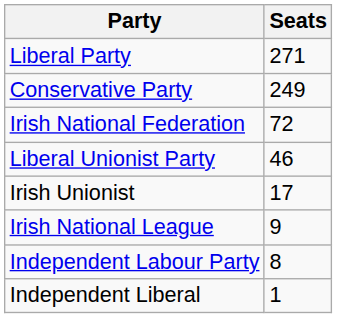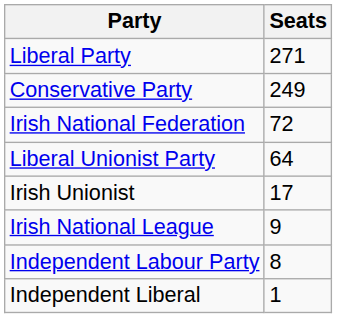(281, 158) 46 -> (281, 158) 64
